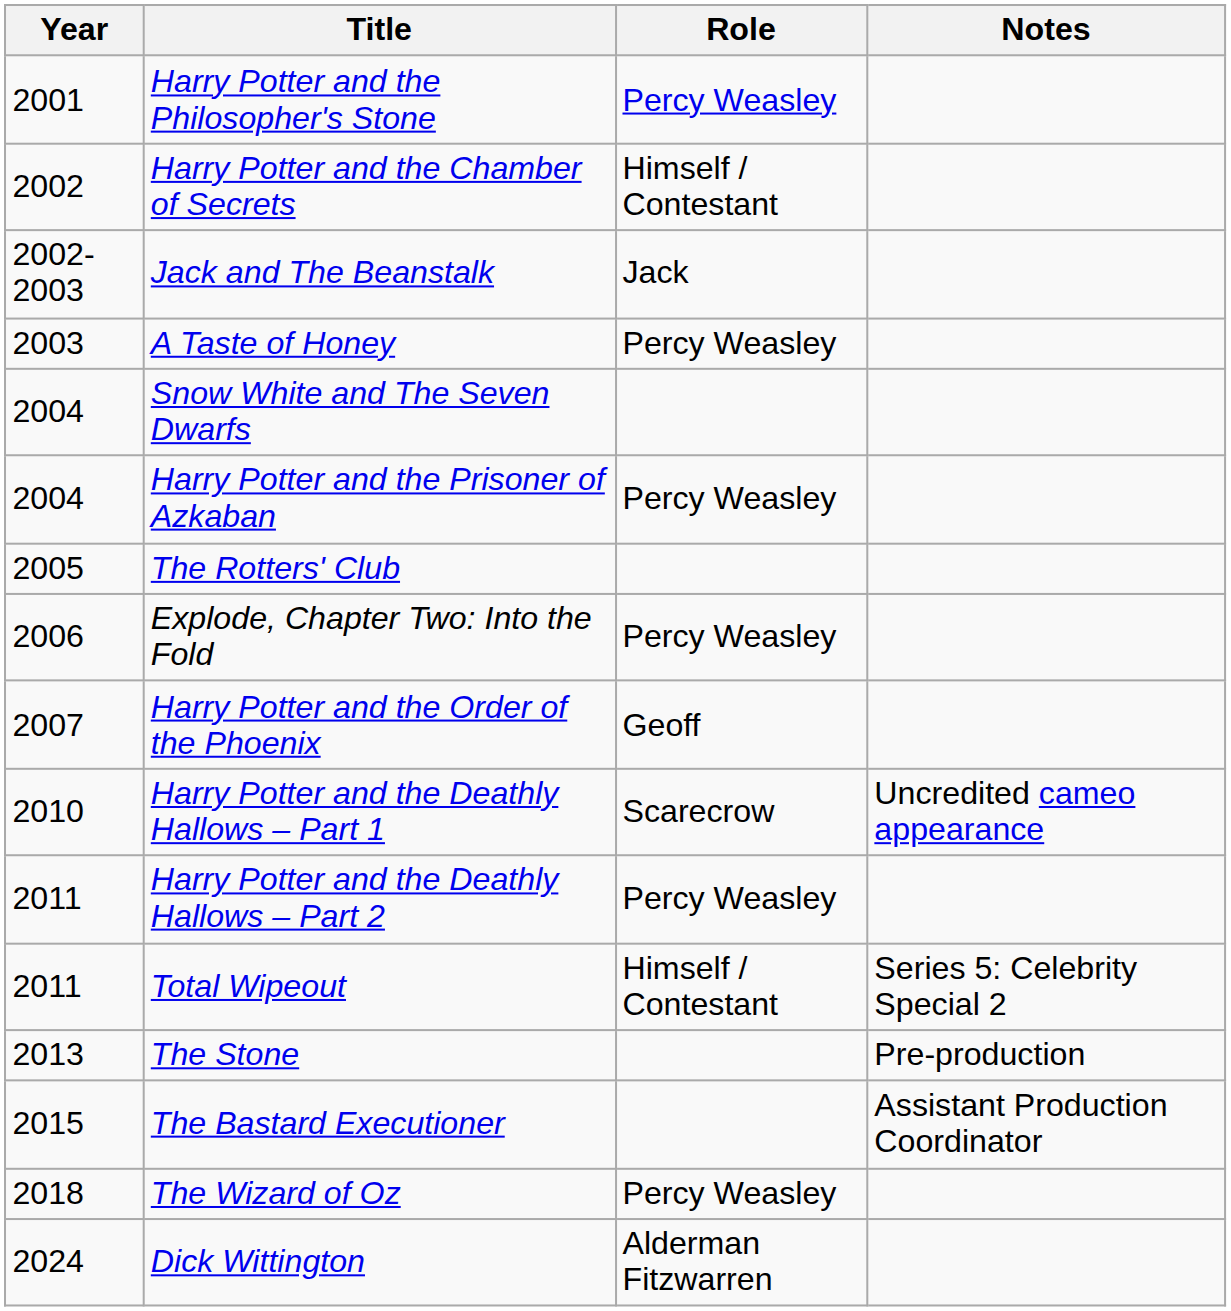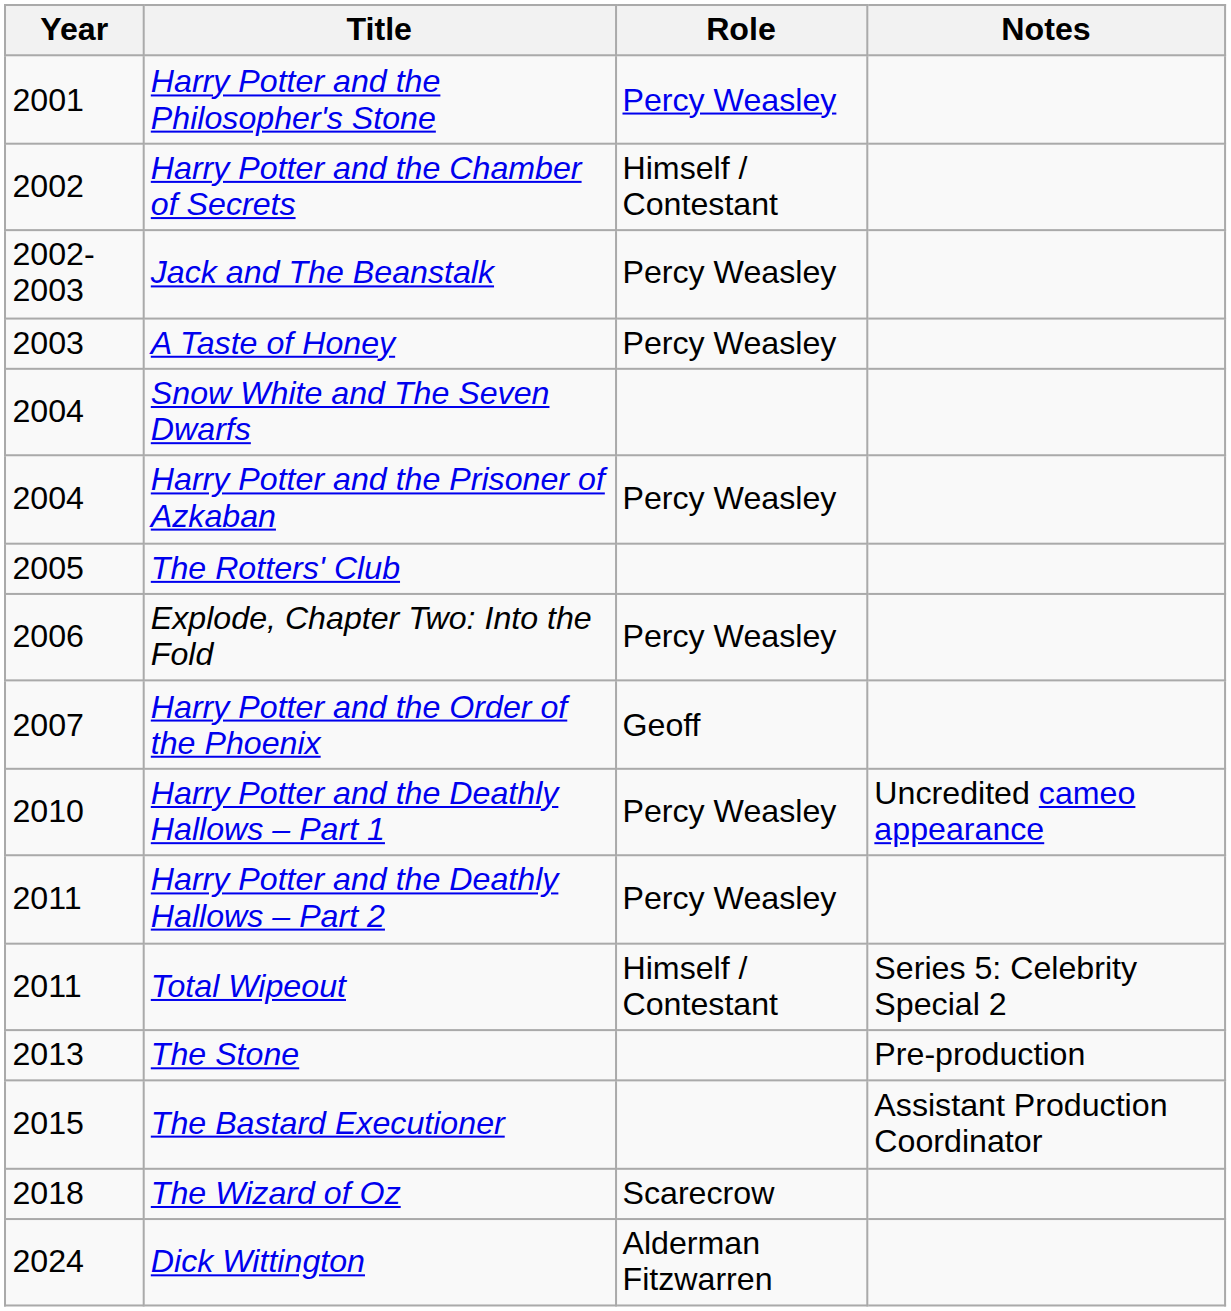(656, 273) Jack -> (729, 273) Percy Weasley
(698, 811) Scarecrow -> (729, 811) Percy Weasley
(729, 1193) Percy Weasley -> (698, 1193) Scarecrow
